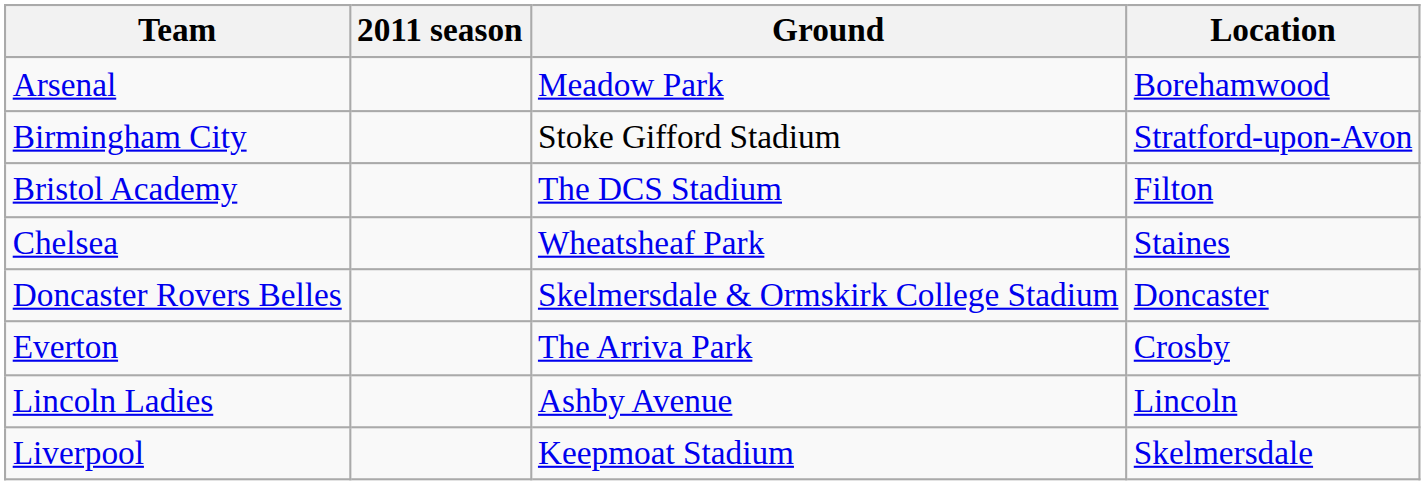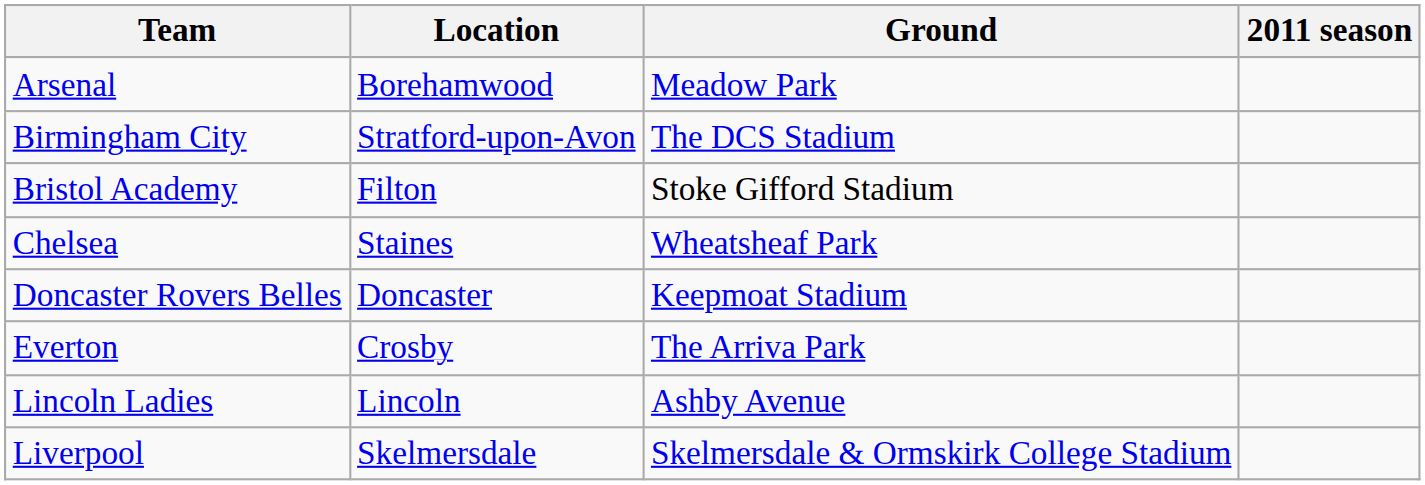columns swapped: (1273, 30) <-> (440, 30)
(689, 136) Stoke Gifford Stadium -> (773, 136) The DCS Stadium
(660, 189) The DCS Stadium -> (802, 189) Stoke Gifford Stadium
(828, 294) Skelmersdale & Ormskirk College Stadium -> (779, 294) Keepmoat Stadium
(666, 453) Keepmoat Stadium -> (941, 453) Skelmersdale & Ormskirk College Stadium
